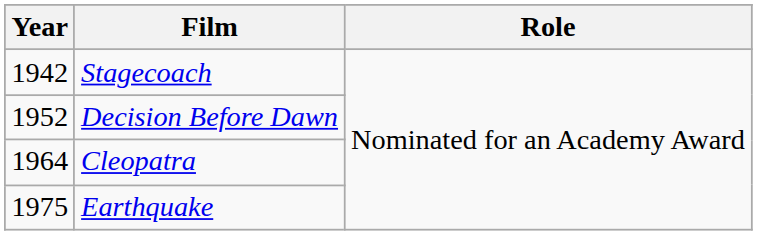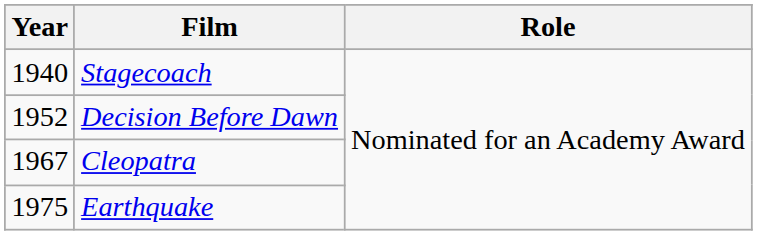(40, 71) 1942 -> (40, 71) 1940
(40, 161) 1964 -> (40, 161) 1967
